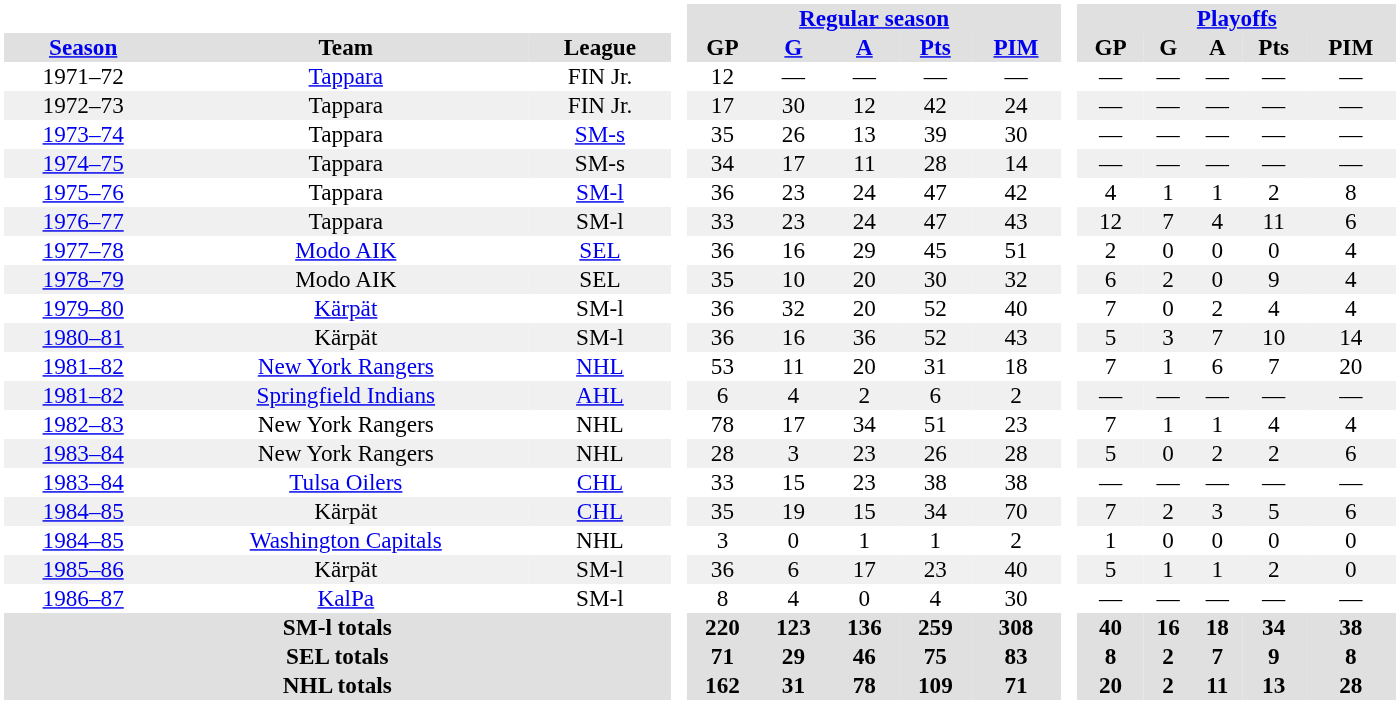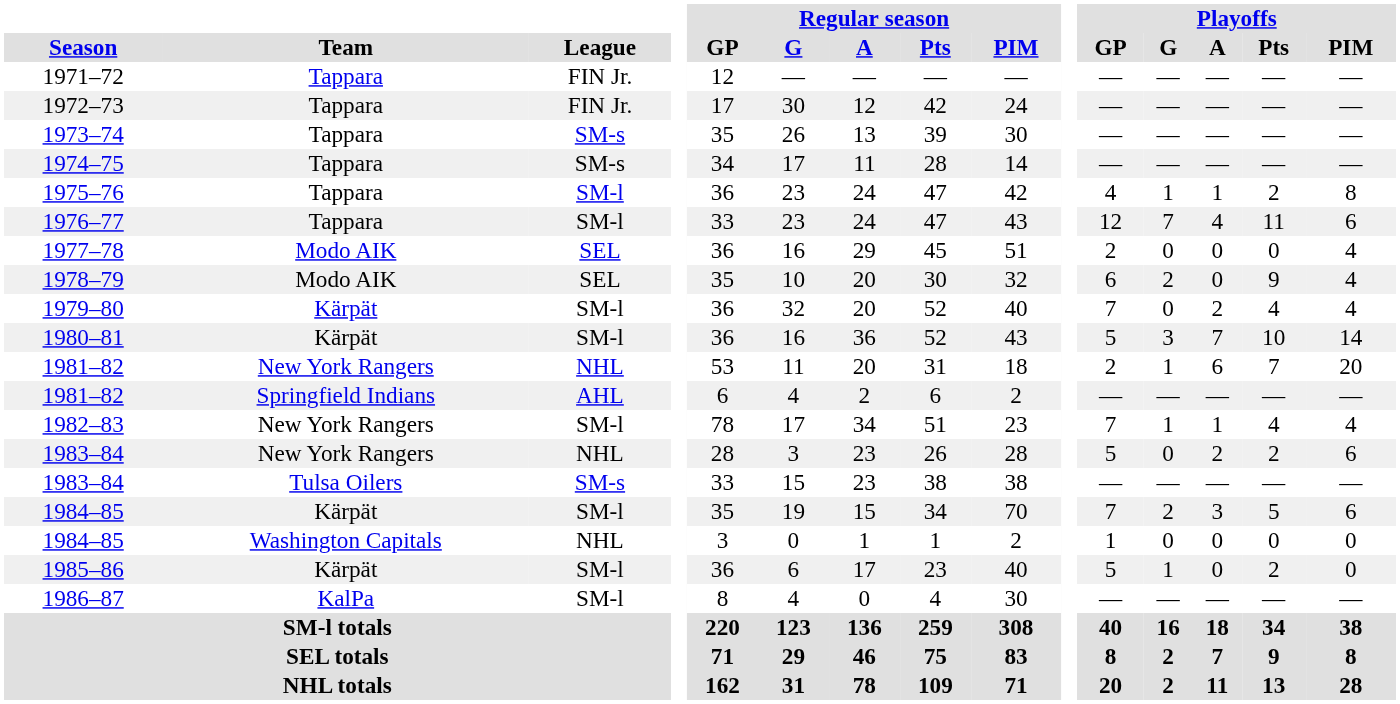(1111, 366) 7 -> (1111, 366) 2
(600, 424) NHL -> (600, 424) SM-l
(600, 482) CHL -> (600, 482) SM-s
(600, 511) CHL -> (600, 511) SM-l
(1217, 569) 1 -> (1217, 569) 0
